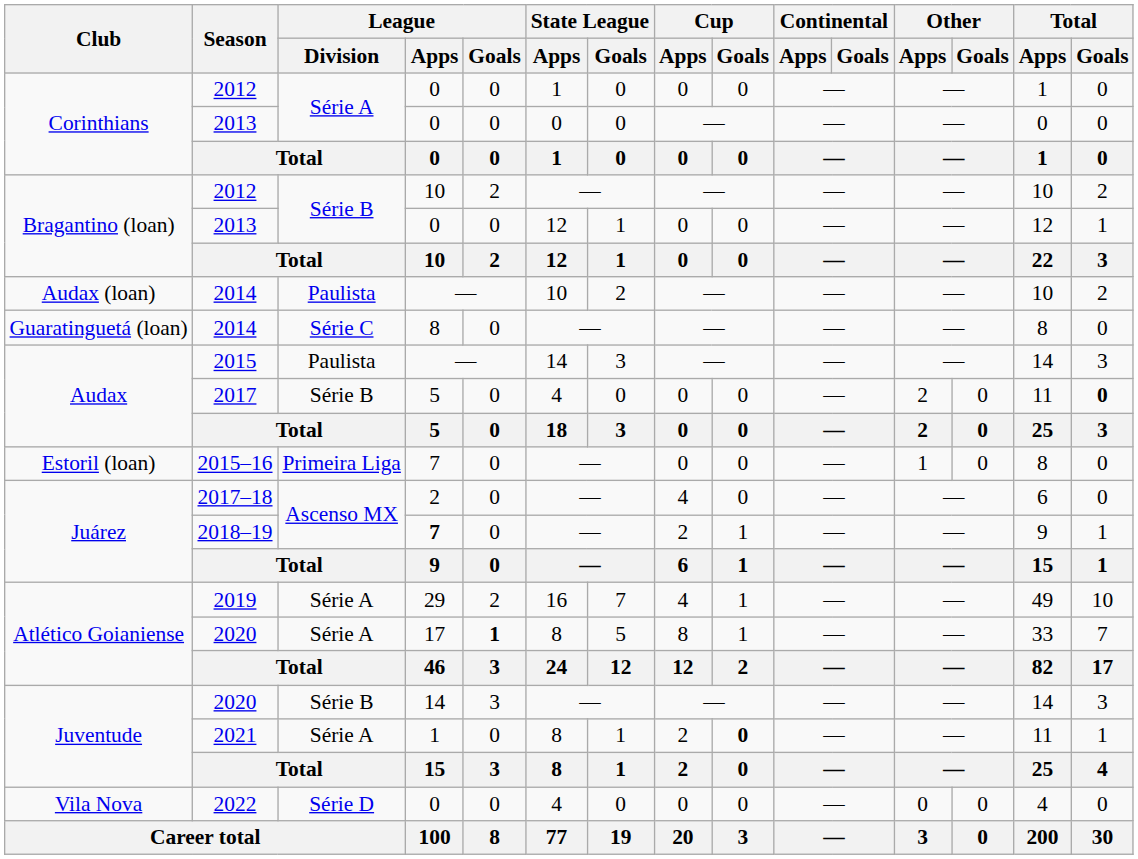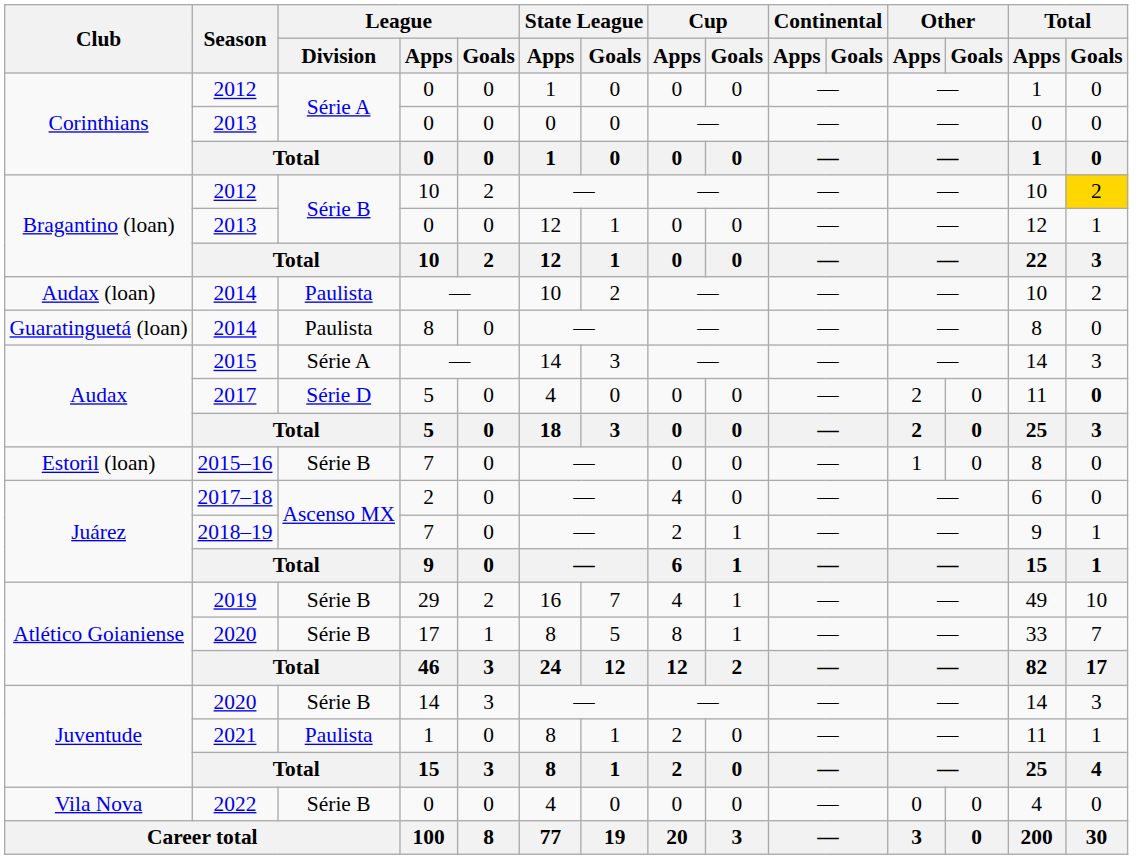(1102, 191) no background -> (1096, 191) gold background
(342, 327) Série C -> (339, 327) Paulista
(342, 361) Paulista -> (339, 361) Série A
(342, 395) Série B -> (339, 395) Série D
(342, 463) Primeira Liga -> (339, 463) Série B
(435, 531) bold -> (429, 531) normal
(342, 599) Série A -> (339, 599) Série B
(342, 633) Série A -> (339, 633) Série B
(495, 633) bold -> (489, 633) normal
(342, 735) Série A -> (339, 735) Paulista
(743, 735) bold -> (737, 735) normal
(342, 803) Série D -> (339, 803) Série B
